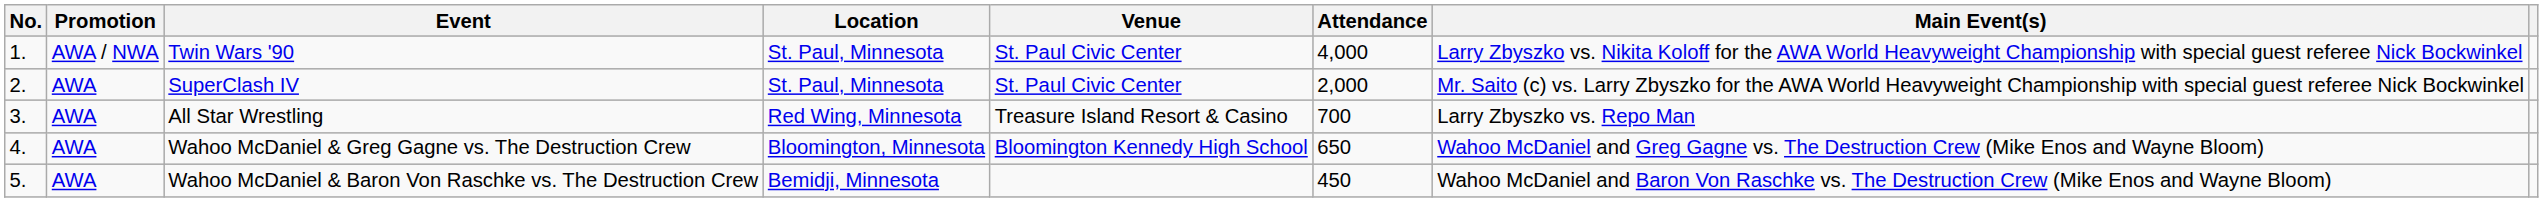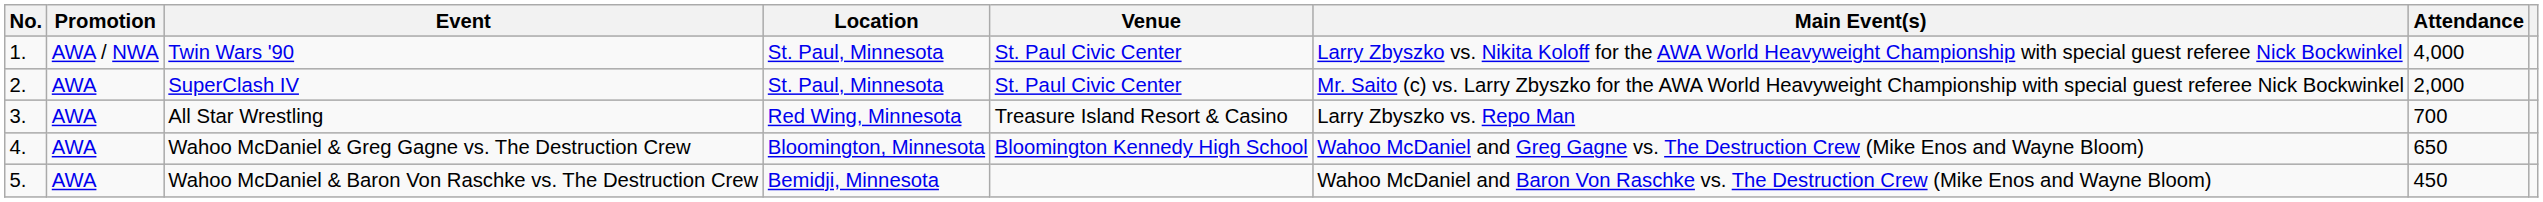columns swapped: (1372, 20) <-> (1981, 20)
